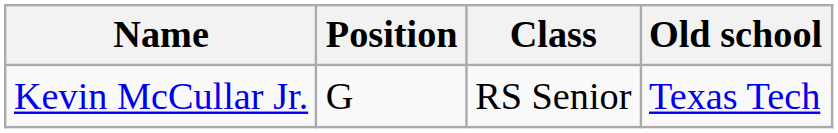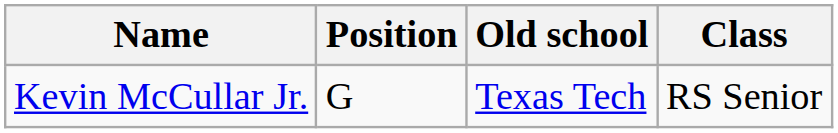columns swapped: (553, 34) <-> (736, 34)
